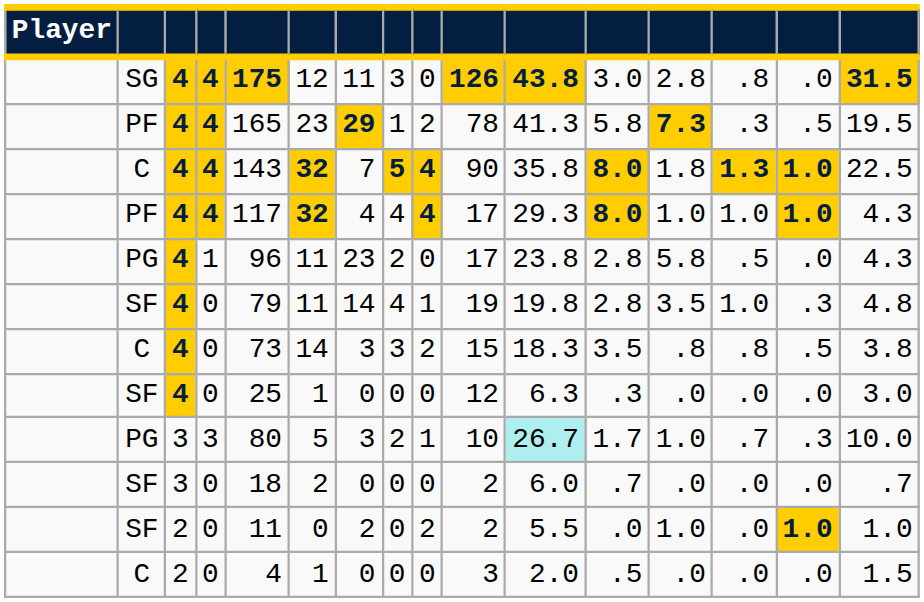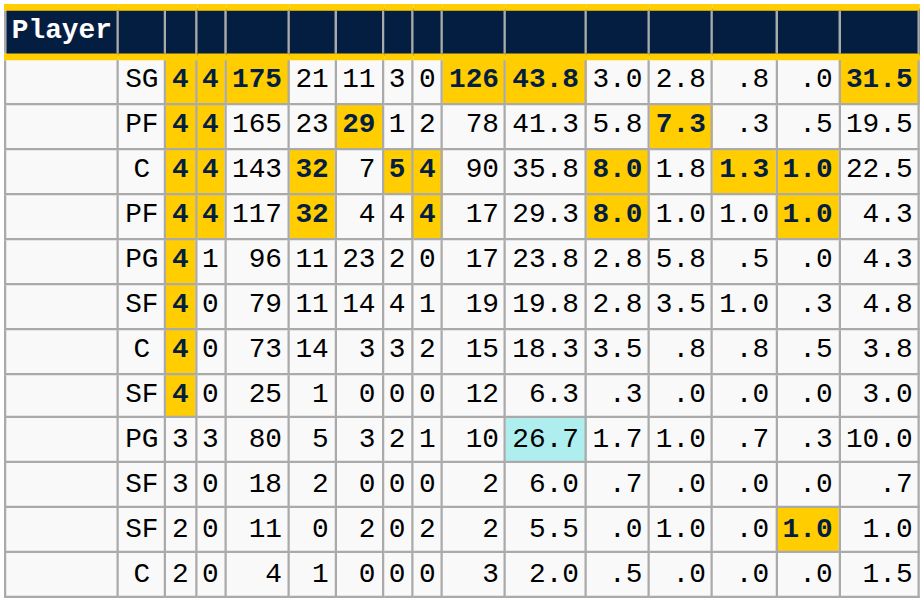(312, 82) 12 -> (312, 82) 21
